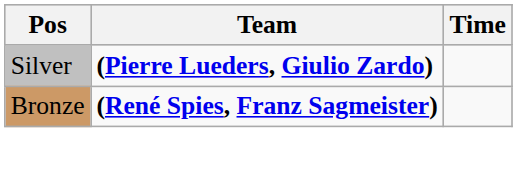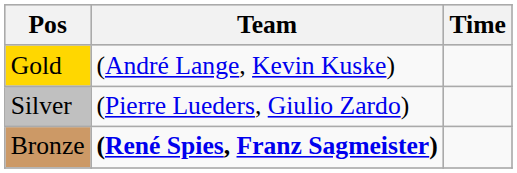+ row: (36, 65)
(265, 65) bold -> (253, 106) normal
